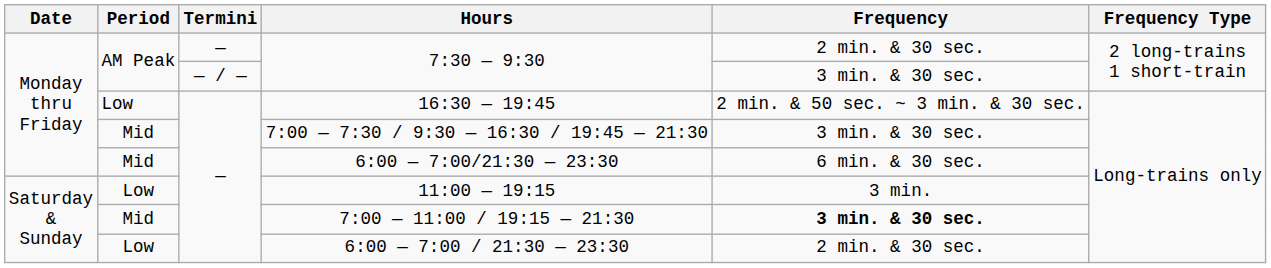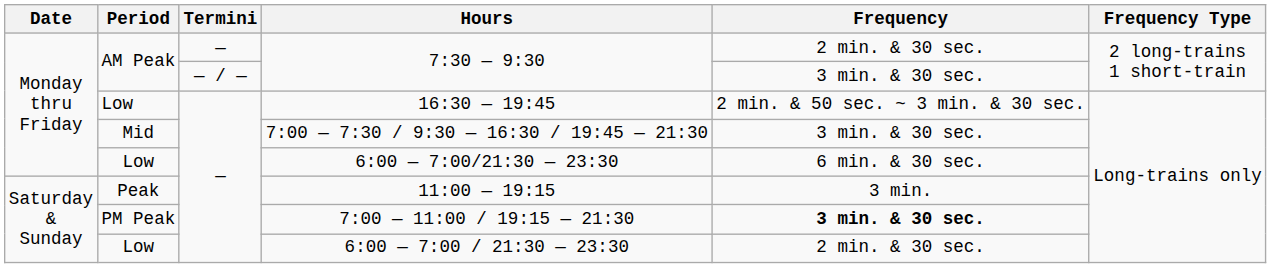(138, 162) Mid -> (138, 162) Low
(138, 191) Low -> (138, 191) Peak
(138, 219) Mid -> (138, 219) PM Peak
